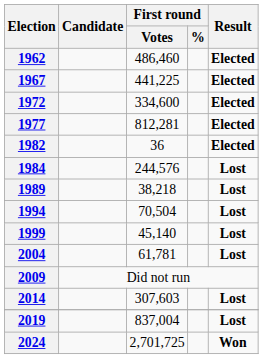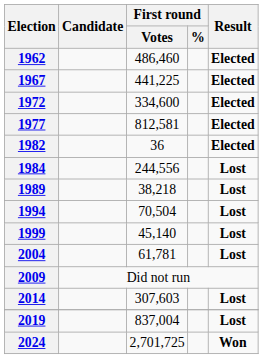(157, 124) 812,281 -> (157, 124) 812,581
(157, 168) 244,576 -> (157, 168) 244,556
